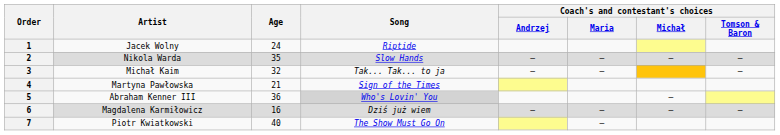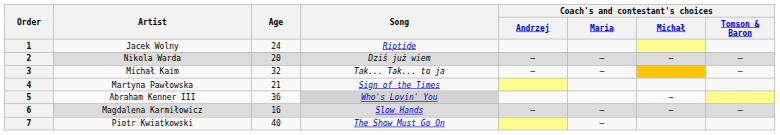(276, 59) 35 -> (276, 59) 20
(399, 59) Slow Hands -> (399, 59) Dziś już wiem
(399, 110) Dziś już wiem -> (399, 110) Slow Hands
